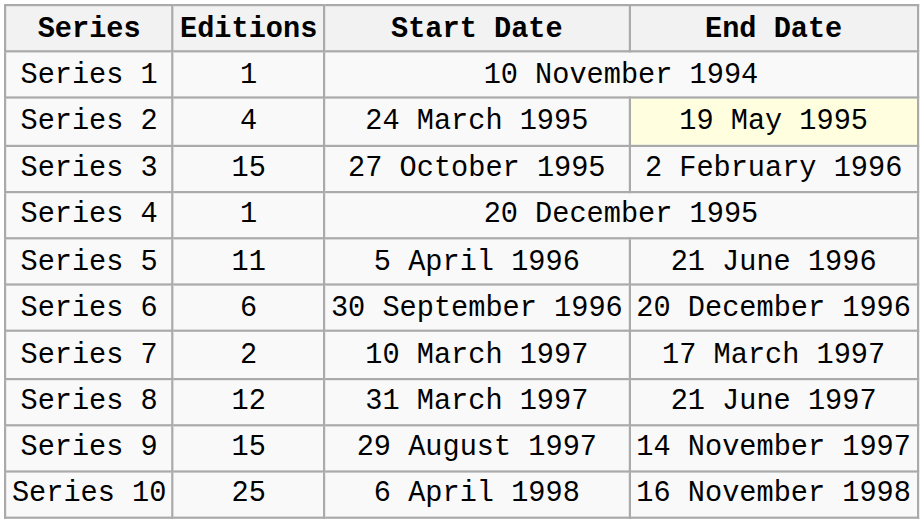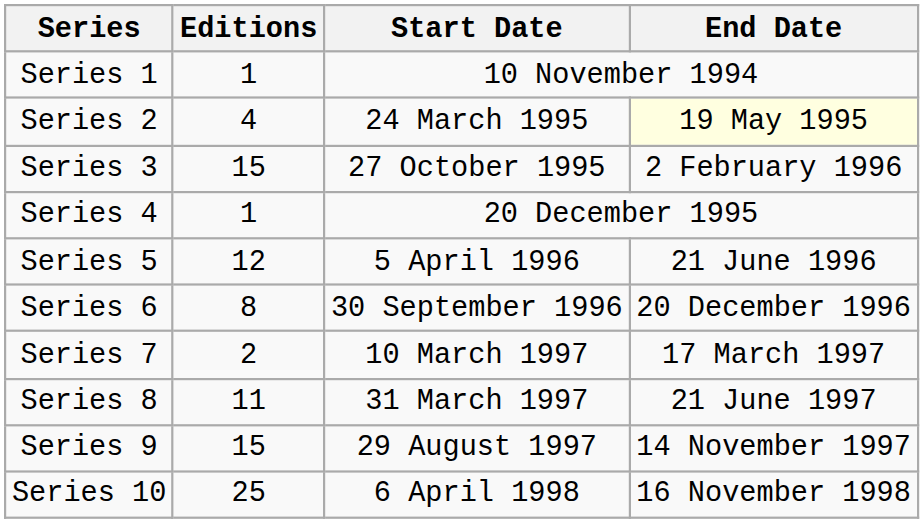(249, 261) 11 -> (249, 261) 12
(249, 308) 6 -> (249, 308) 8
(249, 401) 12 -> (249, 401) 11
